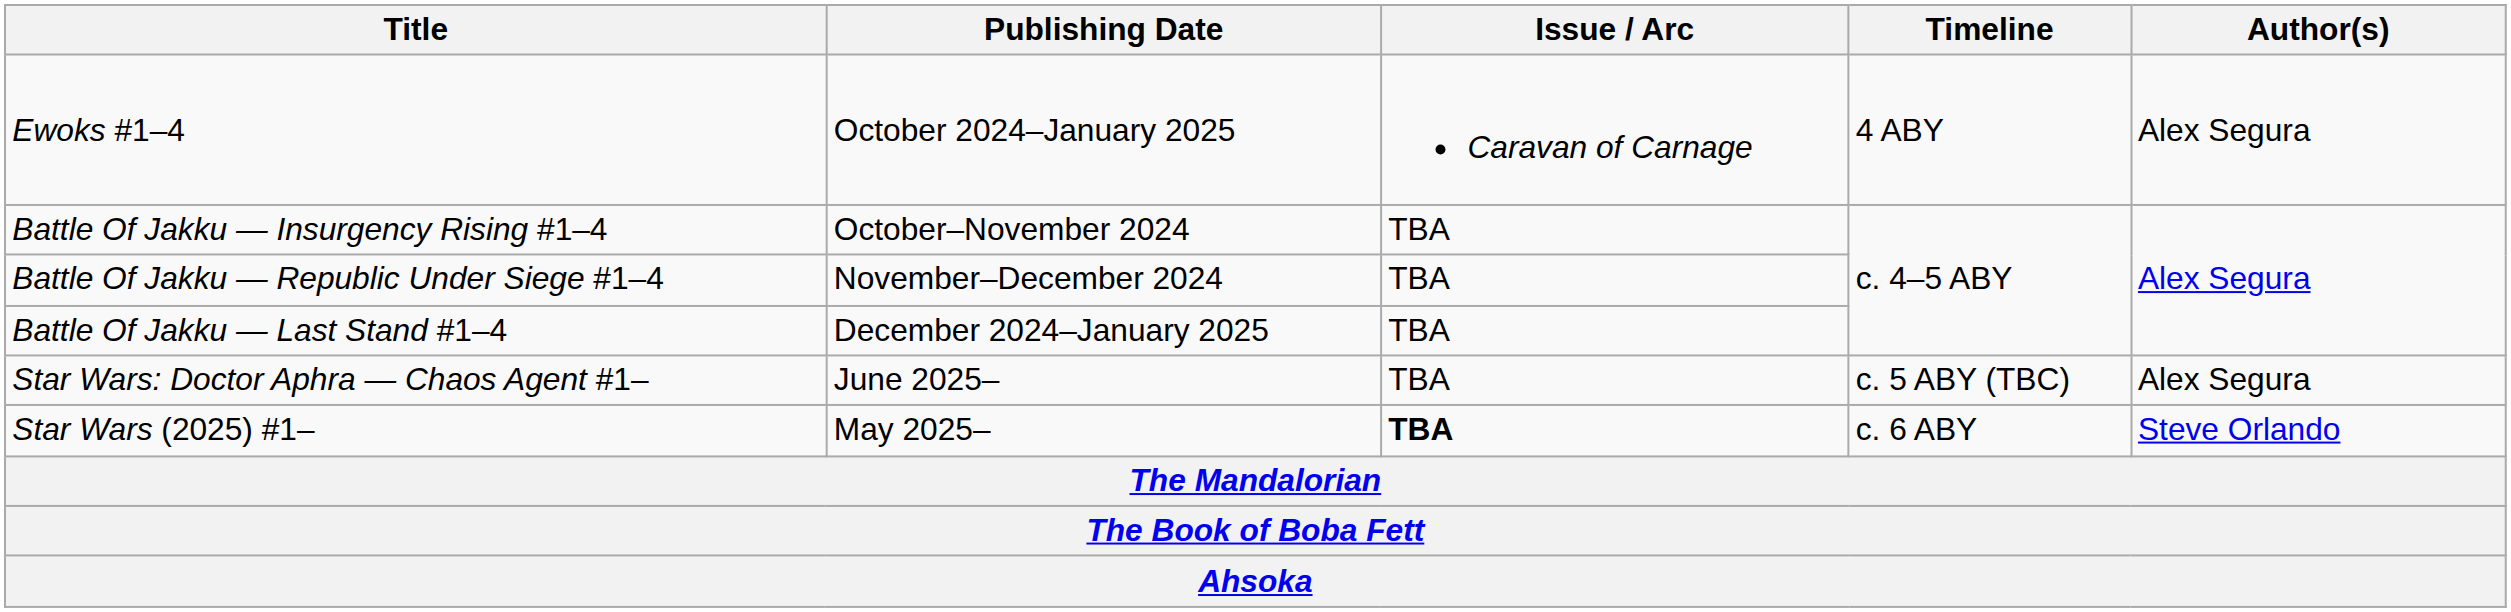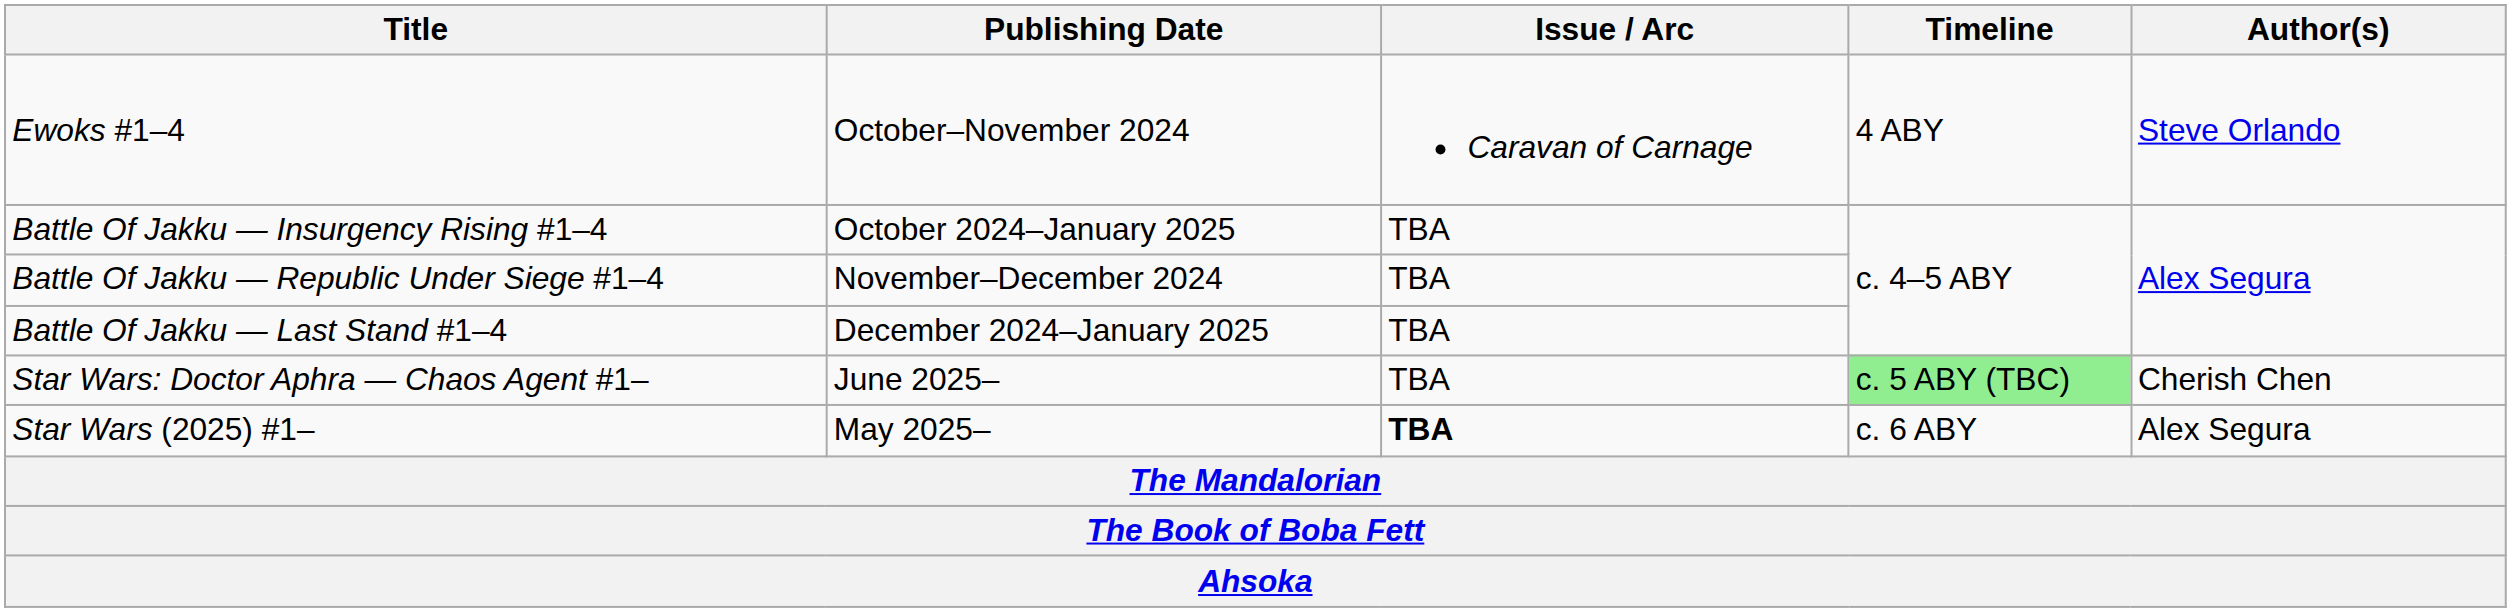(1035, 129) October 2024–January 2025 -> (1012, 129) October–November 2024
(2224, 129) Alex Segura -> (2239, 129) Steve Orlando
(1012, 229) October–November 2024 -> (1035, 229) October 2024–January 2025
(1963, 379) no background -> (1963, 379) lightgreen background
(2224, 379) Alex Segura -> (2235, 379) Cherish Chen
(2239, 430) Steve Orlando -> (2224, 430) Alex Segura
